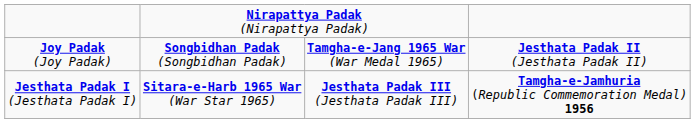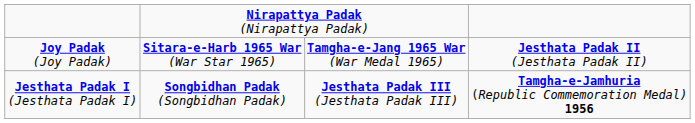(222, 54) Songbidhan Padak (Songbidhan Padak) -> (222, 54) Sitara-e-Harb 1965 War (War Star 1965)
(222, 95) Sitara-e-Harb 1965 War (War Star 1965) -> (222, 95) Songbidhan Padak (Songbidhan Padak)
